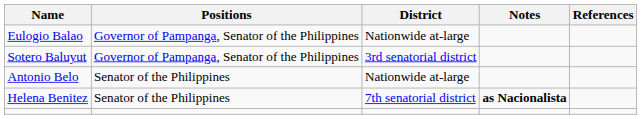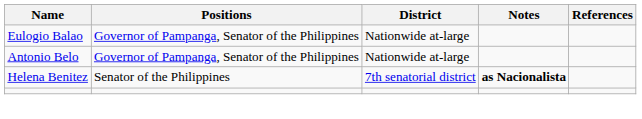- row: (47, 56)
(162, 77) Senator of the Philippines -> (226, 56) Governor of Pampanga, Senator of the Philippines
